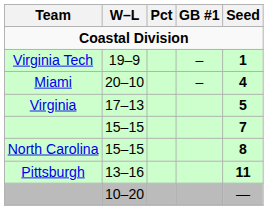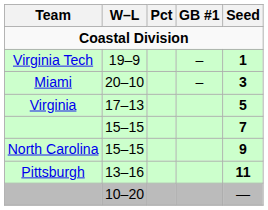(243, 82) 4 -> (243, 82) 3
(243, 149) 8 -> (243, 149) 9
